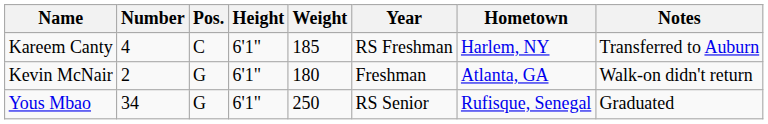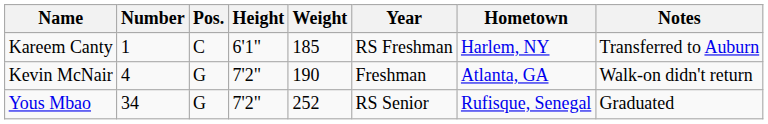(125, 47) 4 -> (125, 47) 1
(125, 75) 2 -> (125, 75) 4
(247, 75) 6'1" -> (247, 75) 7'2"
(306, 75) 180 -> (306, 75) 190
(247, 103) 6'1" -> (247, 103) 7'2"
(306, 103) 250 -> (306, 103) 252
